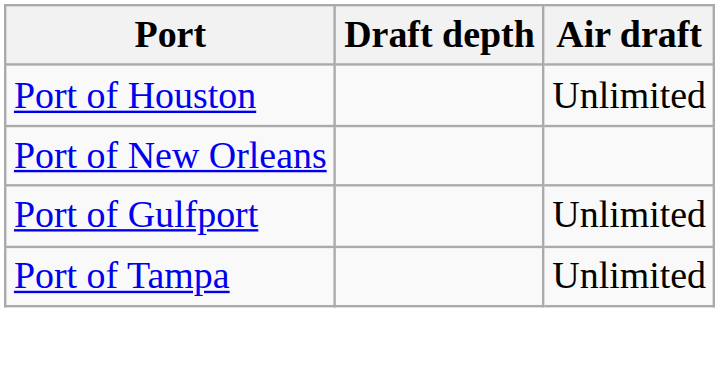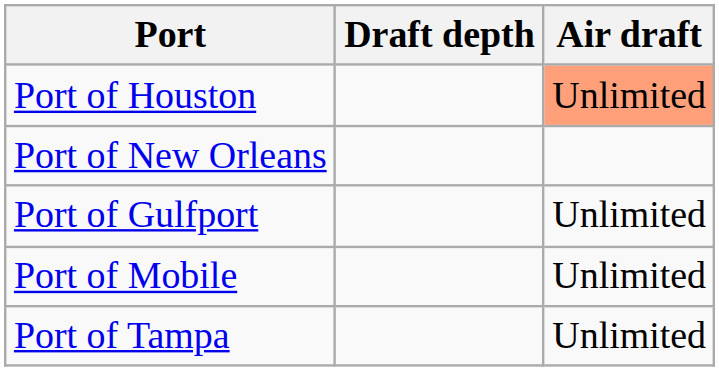(629, 94) no background -> (629, 94) lightsalmon background
+ row: (126, 275)
